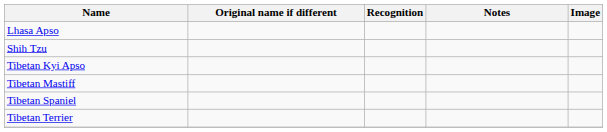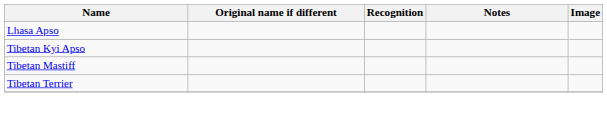- row: (27, 48)
- row: (41, 100)
